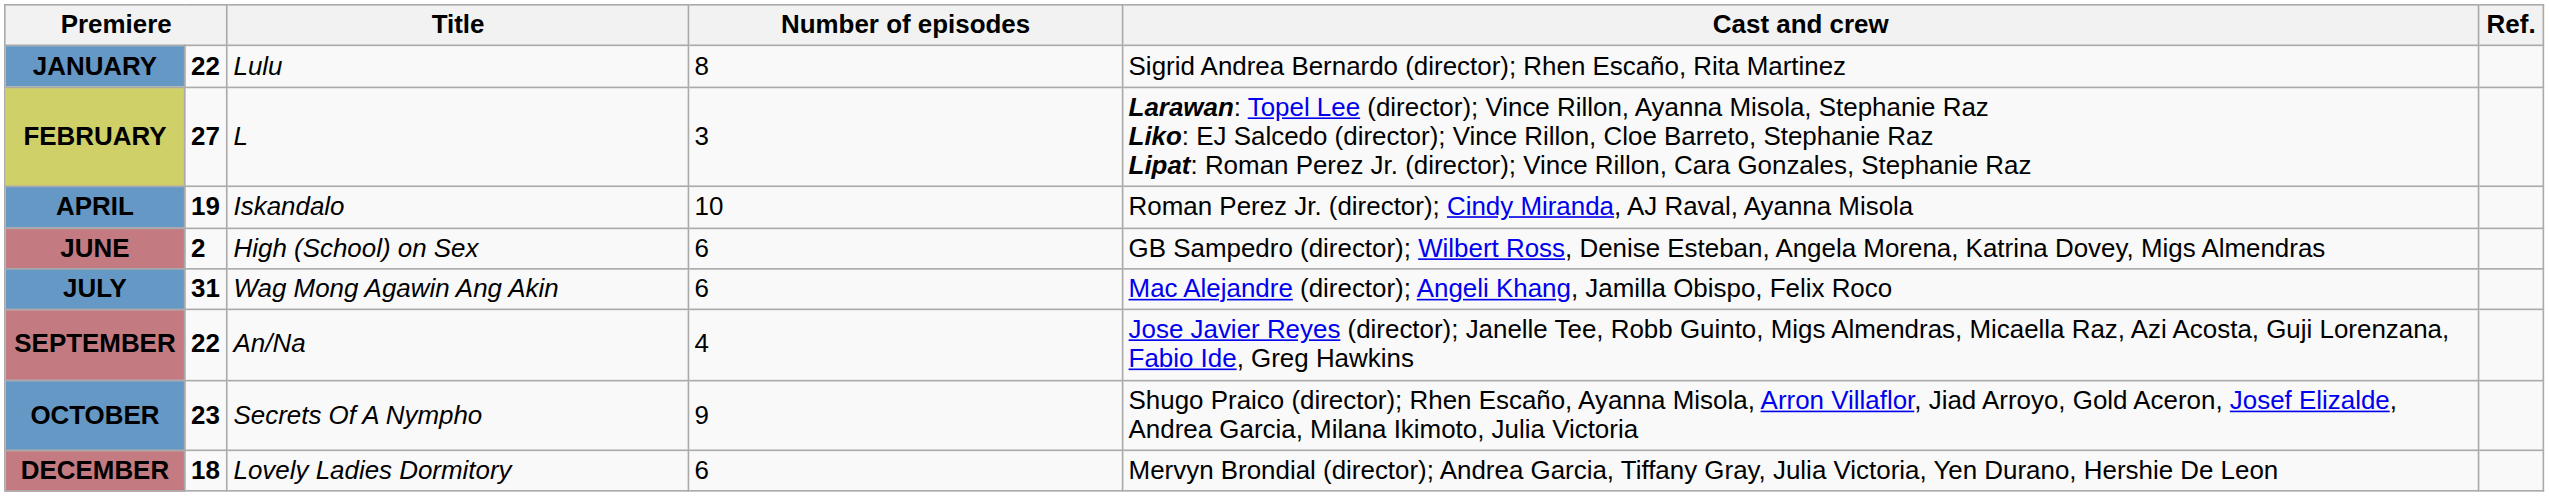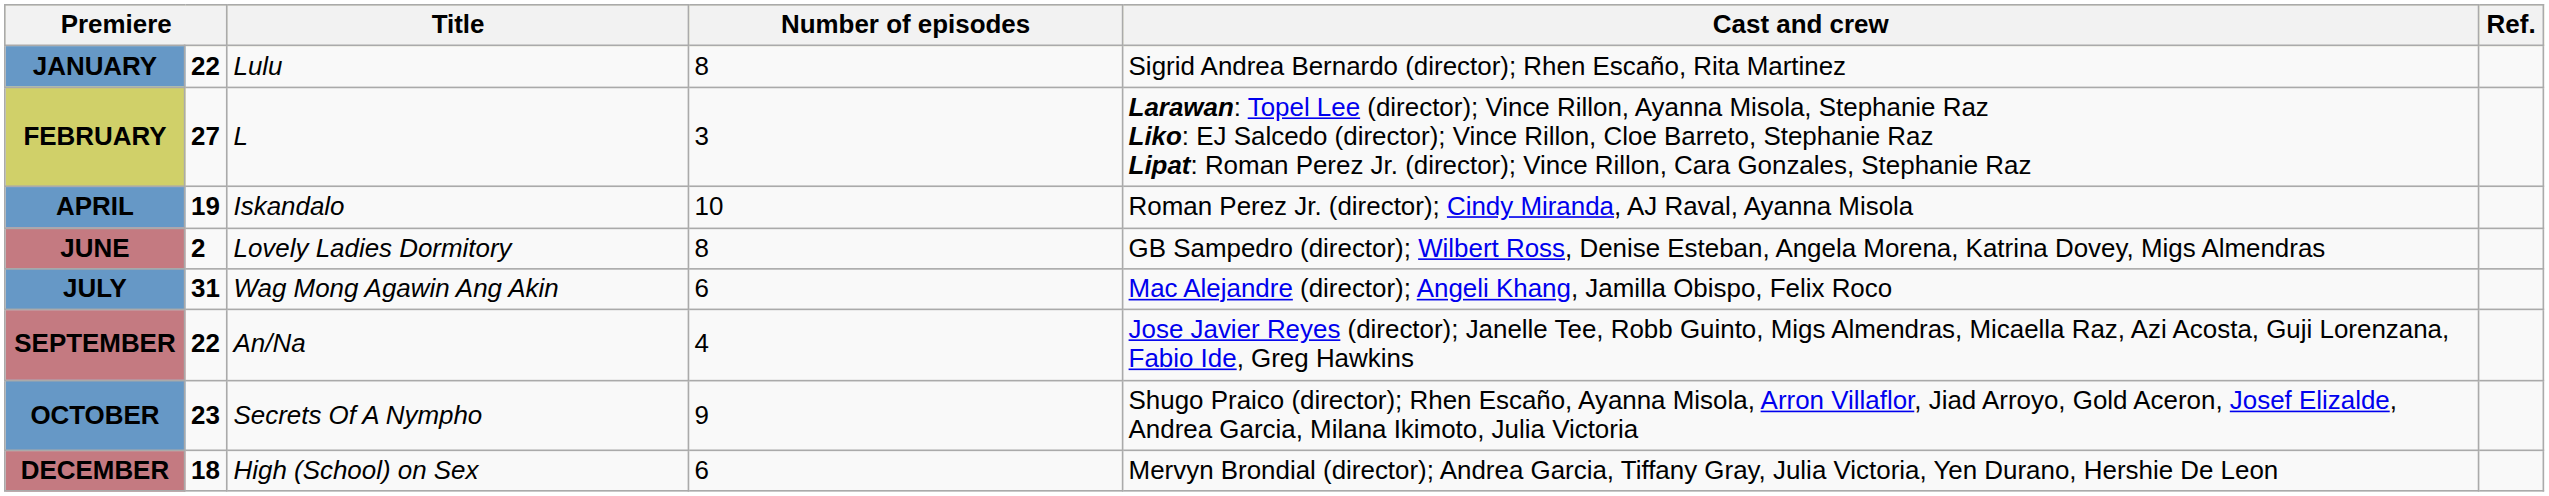(356, 247) High (School) on Sex -> (373, 247) Lovely Ladies Dormitory
(702, 247) 6 -> (702, 247) 8
(373, 470) Lovely Ladies Dormitory -> (356, 470) High (School) on Sex
